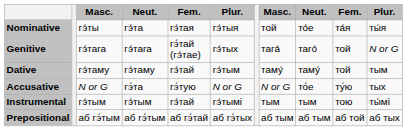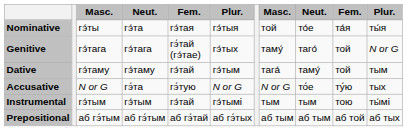(271, 49) тага́ -> (272, 49) таму́
(272, 70) таму́ -> (271, 70) тага́
